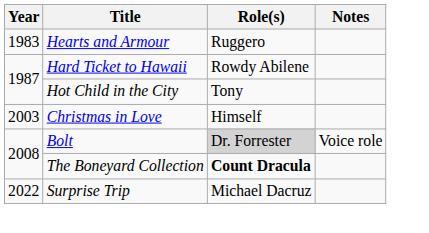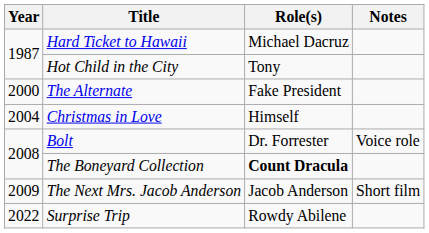- row: (108, 41)
(260, 66) Rowdy Abilene -> (299, 41) Michael Dacruz
+ row: (89, 91)
(24, 116) 2003 -> (24, 116) 2004
(251, 141) lightgrey background -> (288, 141) no background
+ row: (144, 191)
(261, 191) Michael Dacruz -> (297, 215) Rowdy Abilene
